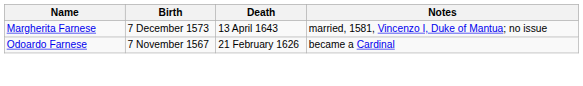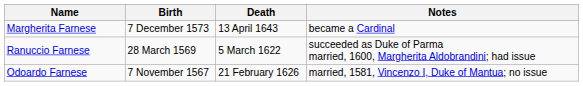(428, 28) married, 1581, Vincenzo I, Duke of Mantua; no issue -> (352, 28) became a Cardinal
+ row: (48, 50)
(352, 45) became a Cardinal -> (428, 72) married, 1581, Vincenzo I, Duke of Mantua; no issue
